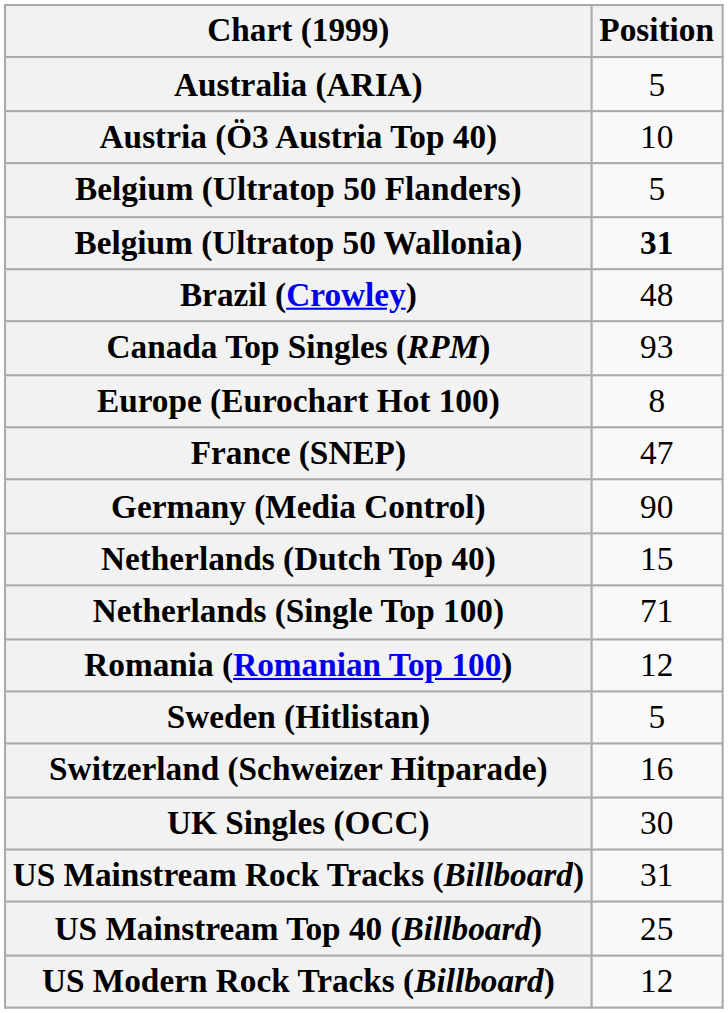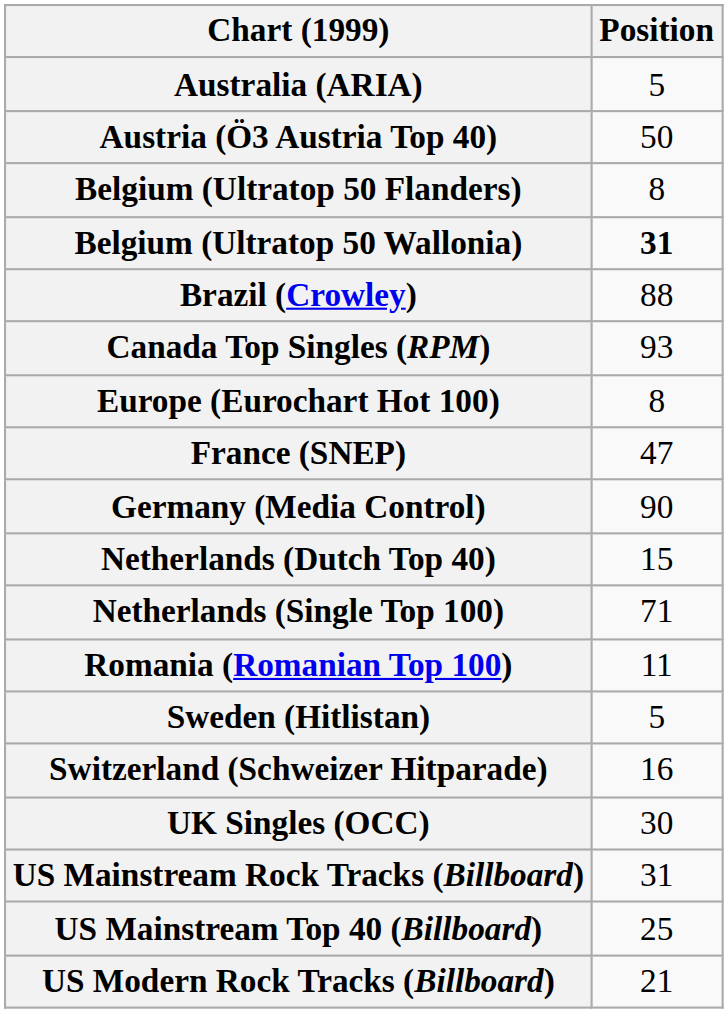(657, 136) 10 -> (657, 136) 50
(657, 189) 5 -> (657, 189) 8
(657, 294) 48 -> (657, 294) 88
(657, 664) 12 -> (657, 664) 11
(657, 980) 12 -> (657, 980) 21
